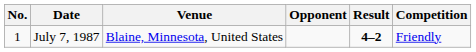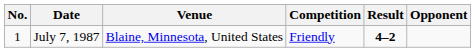columns swapped: (318, 15) <-> (432, 15)
